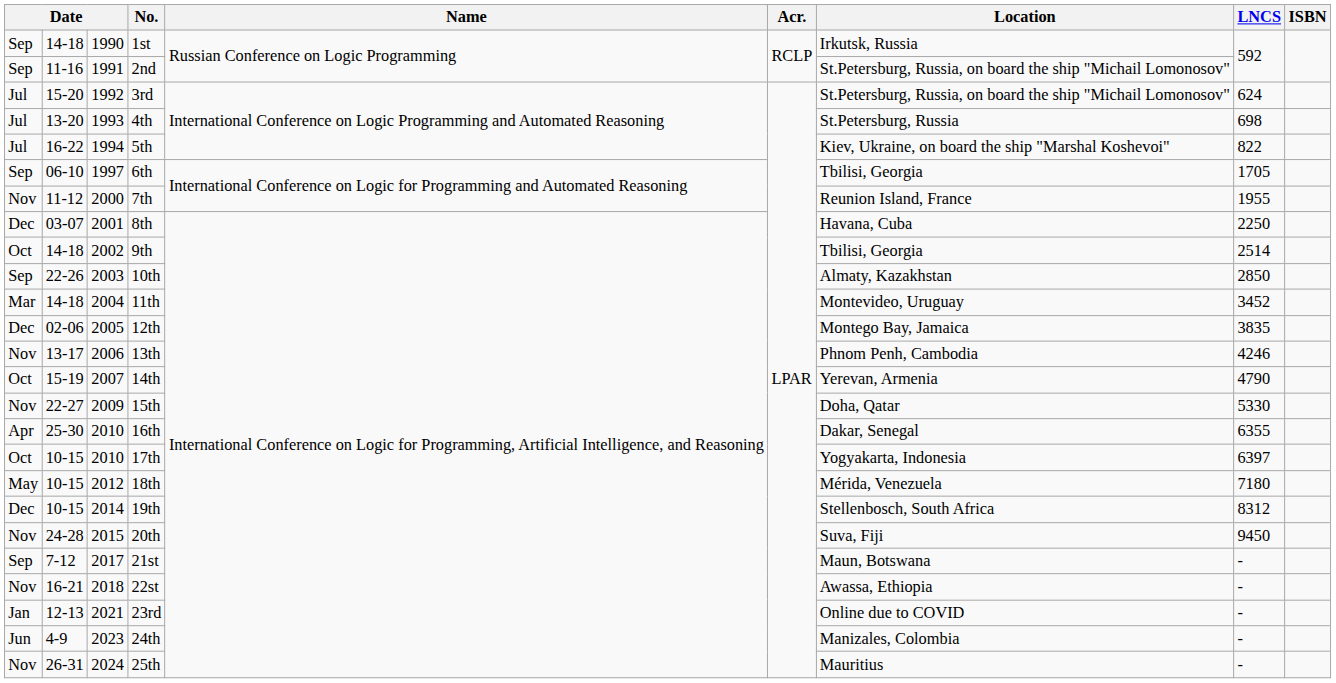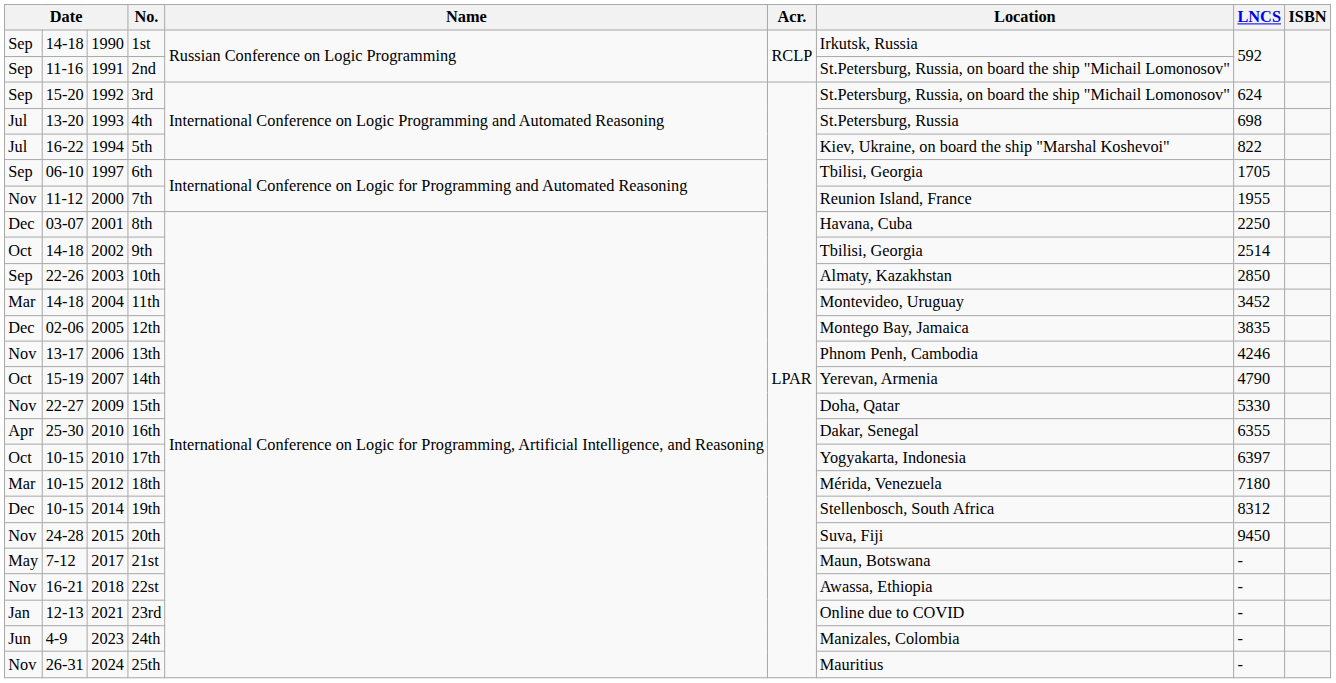(18, 95) Jul -> (21, 95) Sep
(23, 483) May -> (22, 483) Mar
(21, 560) Sep -> (23, 560) May
